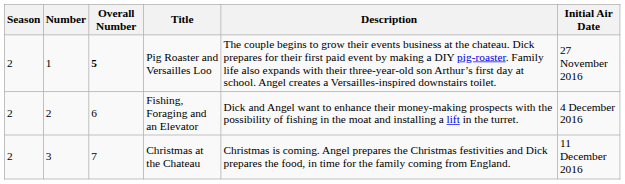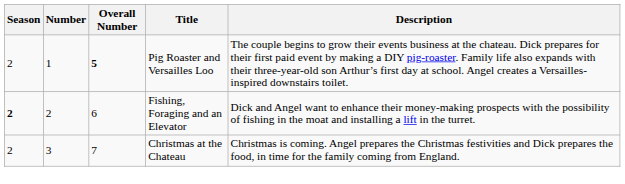- column: (589, 19)
(10, 113) normal -> (10, 113) bold
